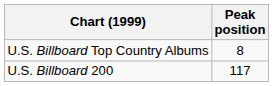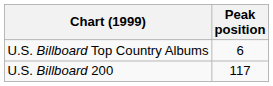(240, 50) 8 -> (240, 50) 6
